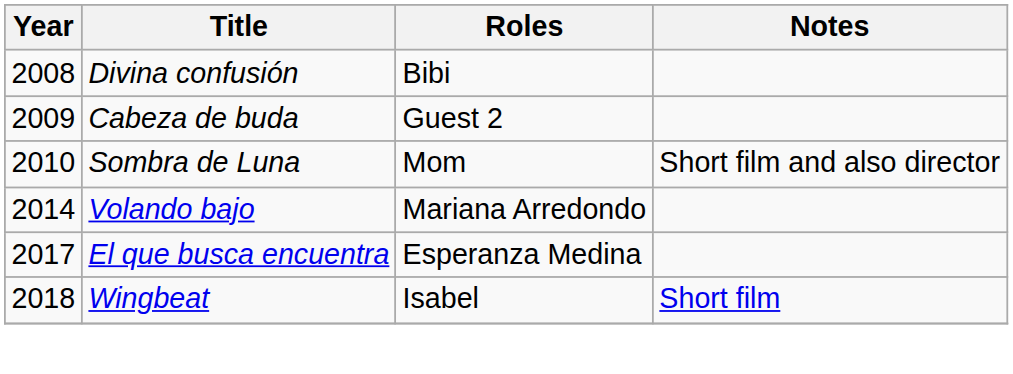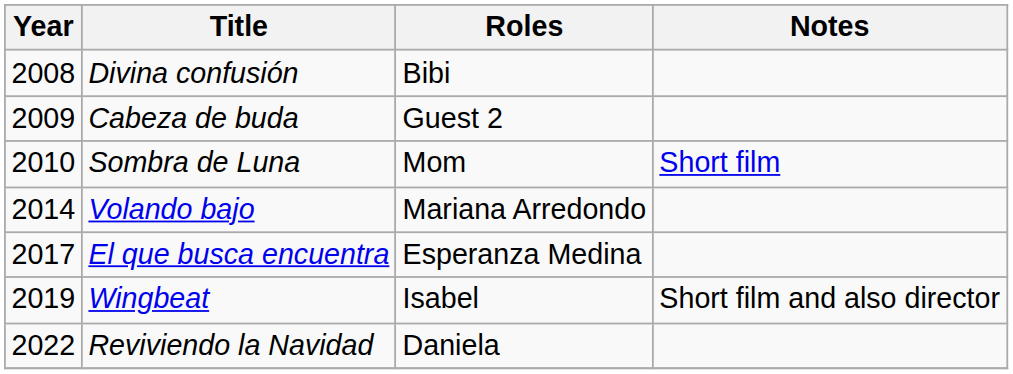(830, 163) Short film and also director -> (720, 163) Short film
(43, 299) 2018 -> (43, 299) 2019
(720, 299) Short film -> (830, 299) Short film and also director
+ row: (231, 345)
